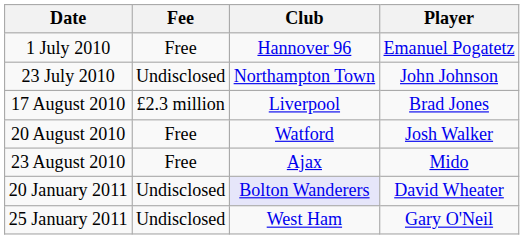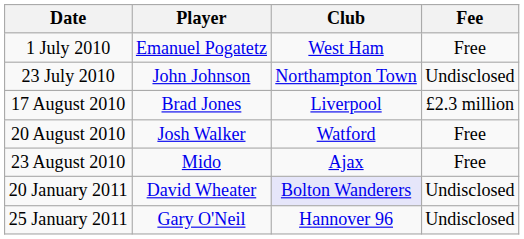columns swapped: (449, 18) <-> (181, 18)
(304, 47) Hannover 96 -> (346, 47) West Ham
(304, 219) West Ham -> (346, 219) Hannover 96
